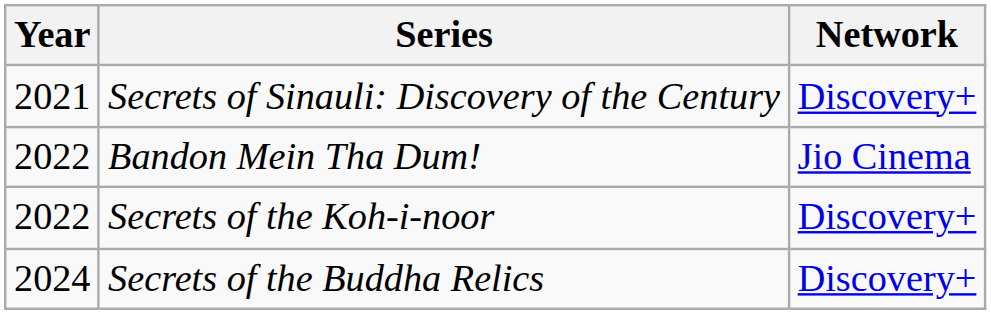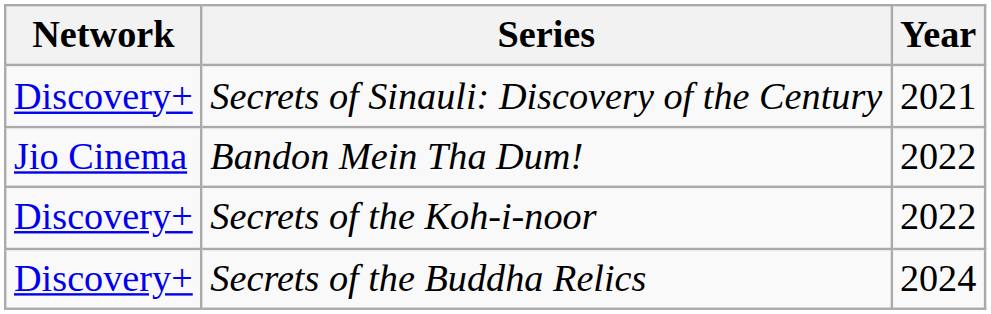columns swapped: (52, 34) <-> (887, 34)
